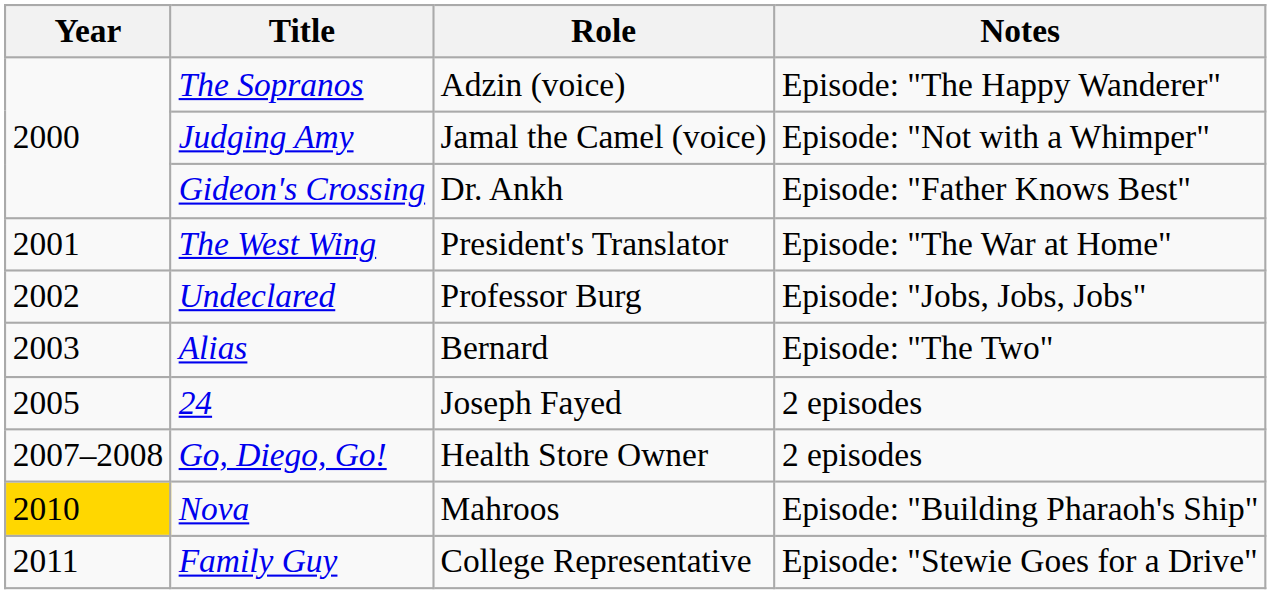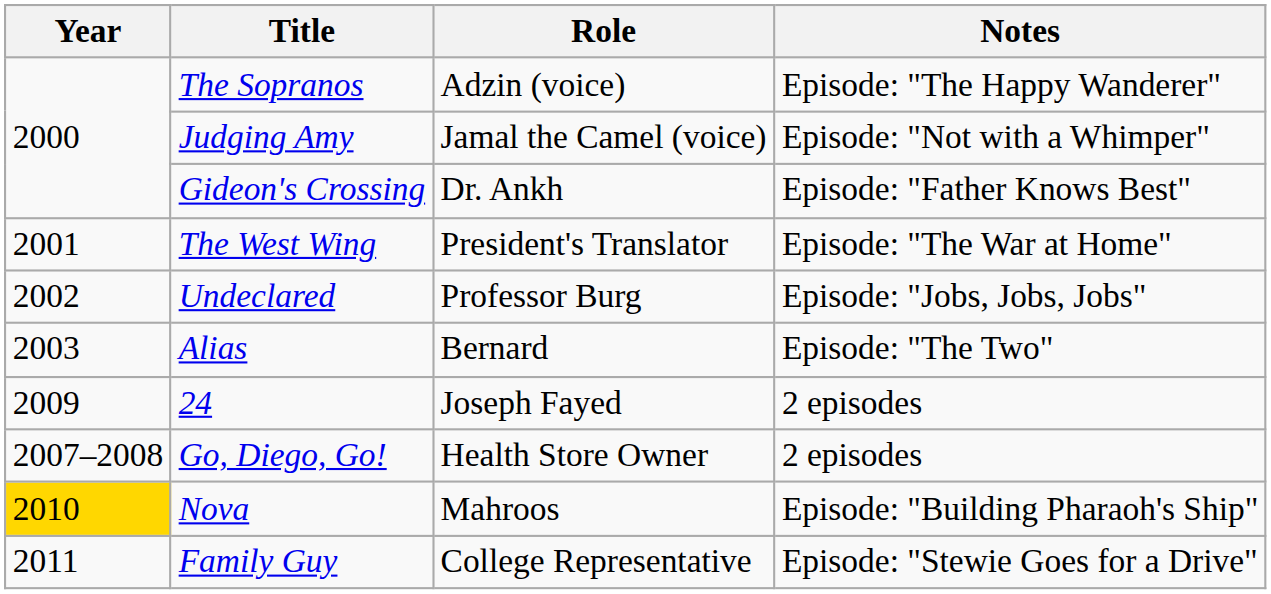(46, 402) 2005 -> (46, 402) 2009
